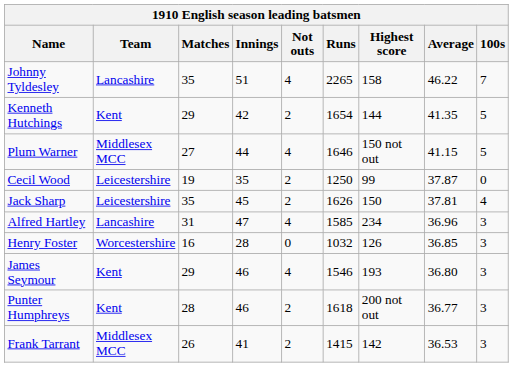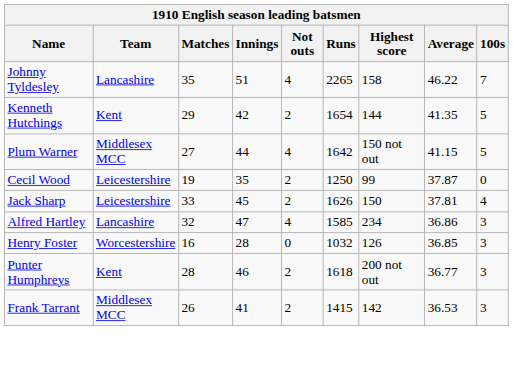(339, 151) 1646 -> (339, 151) 1642
(188, 201) 35 -> (188, 201) 33
(188, 222) 31 -> (188, 222) 32
(443, 222) 36.96 -> (443, 222) 36.86
- row: (31, 271)
